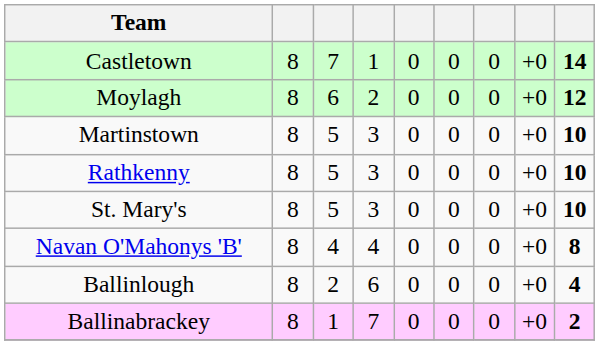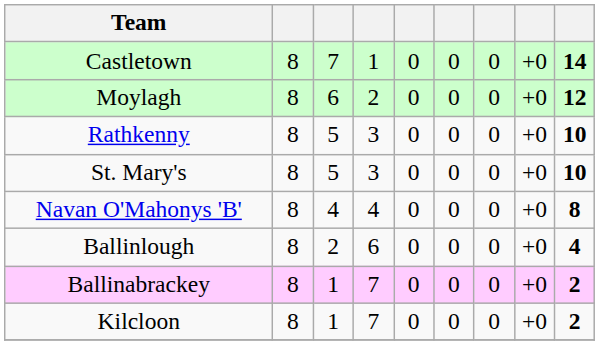- row: (139, 135)
+ row: (139, 321)
